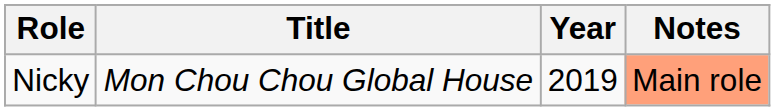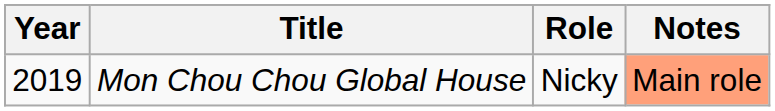columns swapped: (583, 29) <-> (51, 29)
